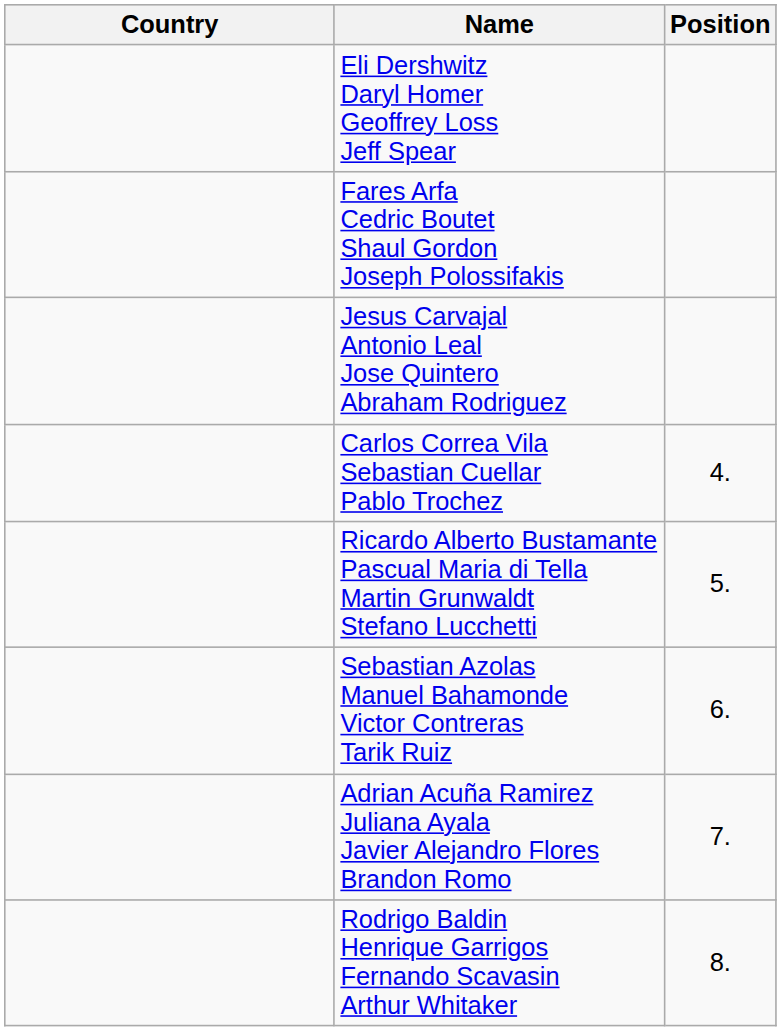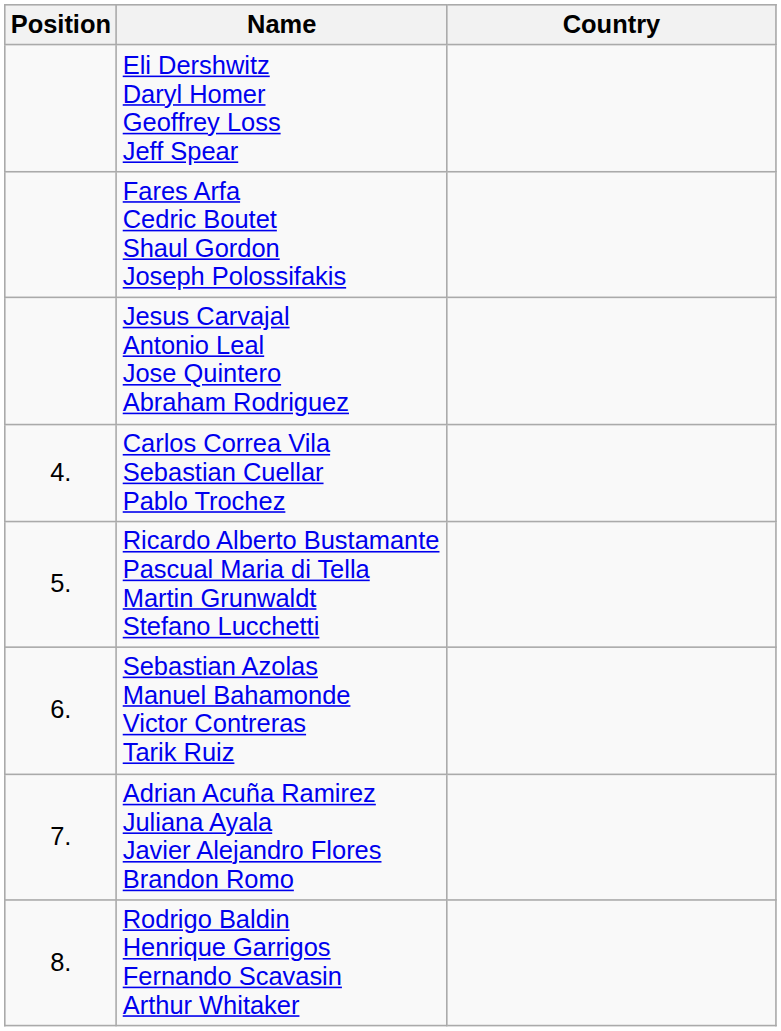columns swapped: (720, 24) <-> (170, 24)
